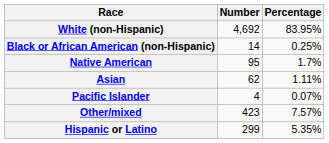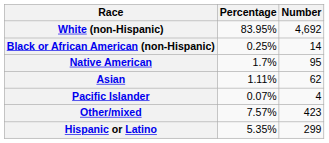columns swapped: (240, 12) <-> (293, 12)
